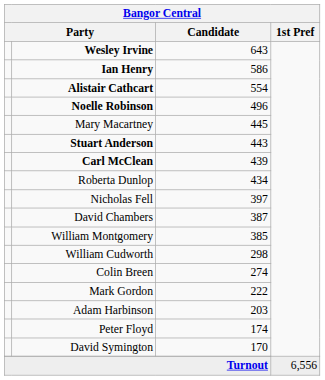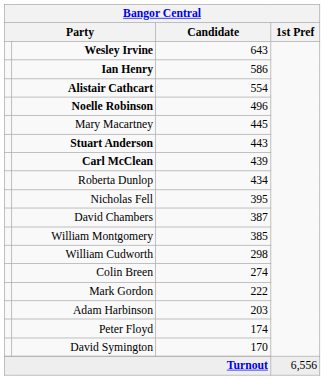(259, 198) 397 -> (259, 198) 395
